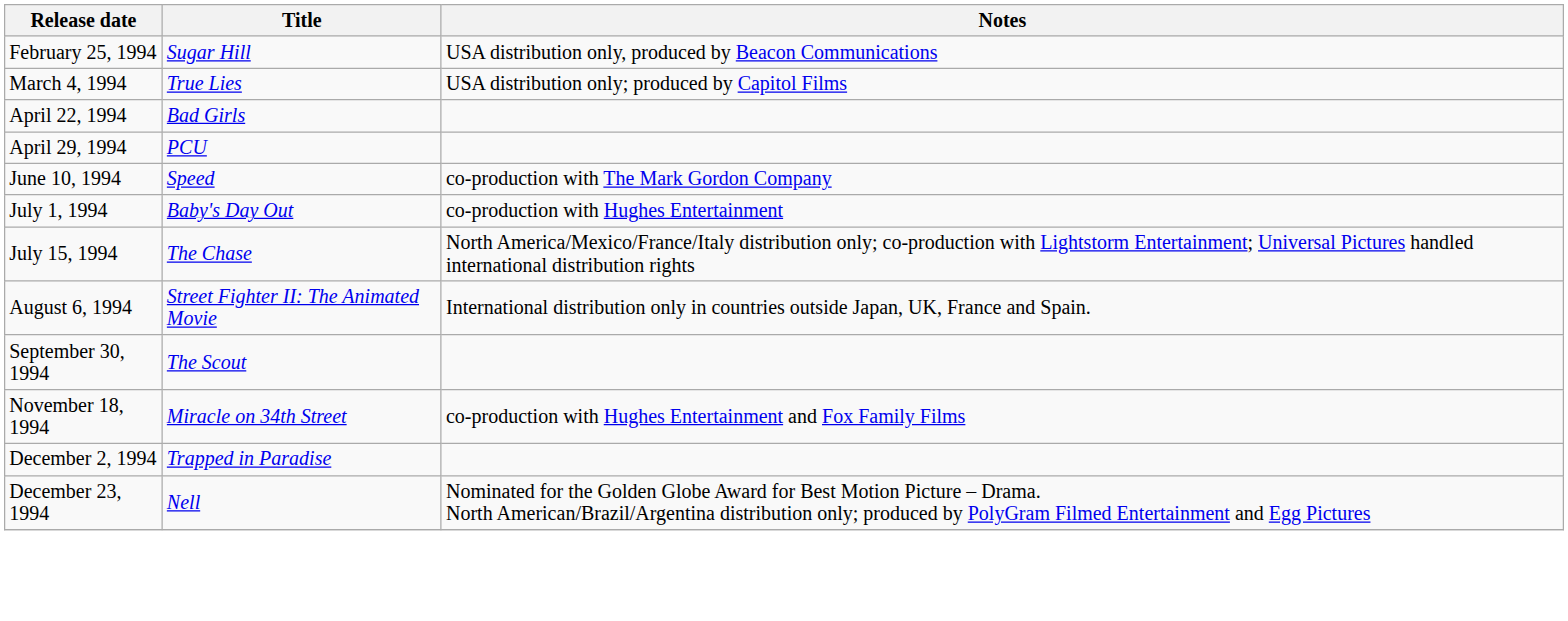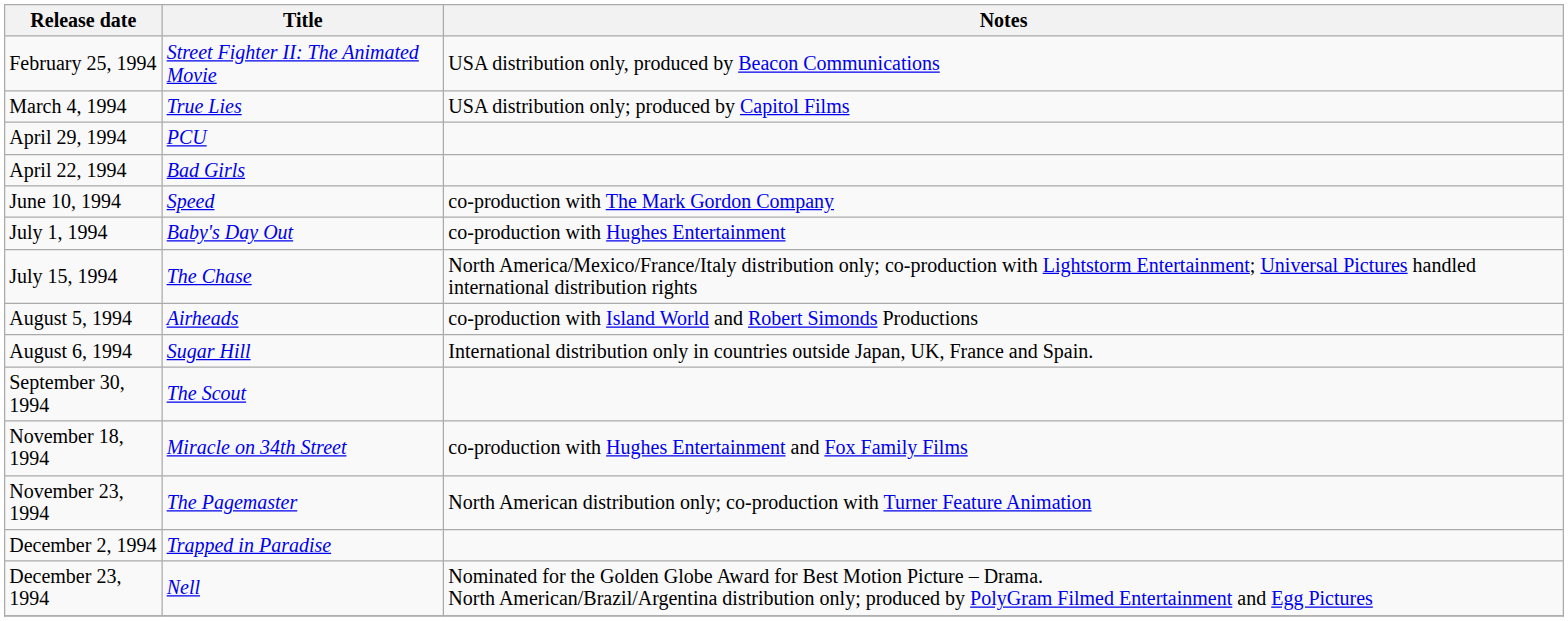(209, 52) Sugar Hill -> (293, 63) Street Fighter II: The Animated Movie
rows swapped: (68, 115) <-> (68, 147)
+ row: (71, 319)
(293, 307) Street Fighter II: The Animated Movie -> (209, 350) Sugar Hill
+ row: (66, 502)
